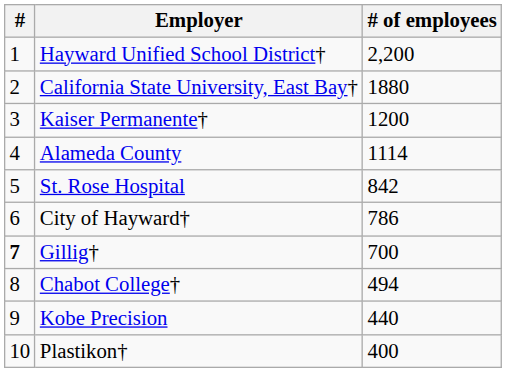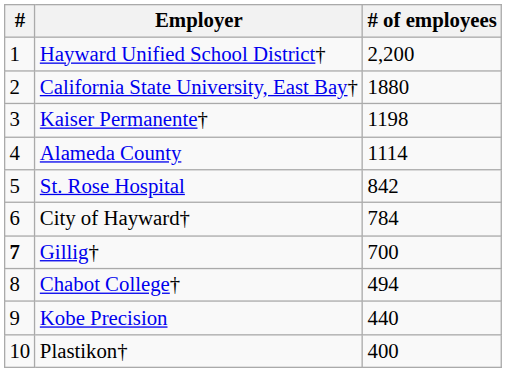(388, 119) 1200 -> (388, 119) 1198
(383, 218) 786 -> (383, 218) 784
